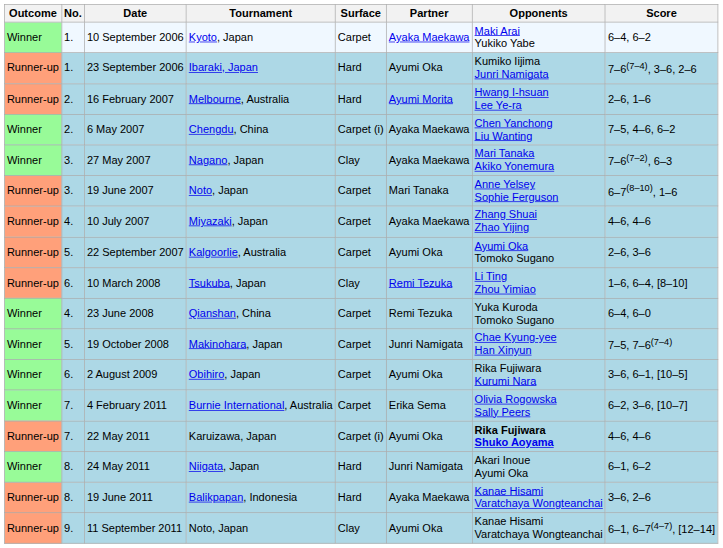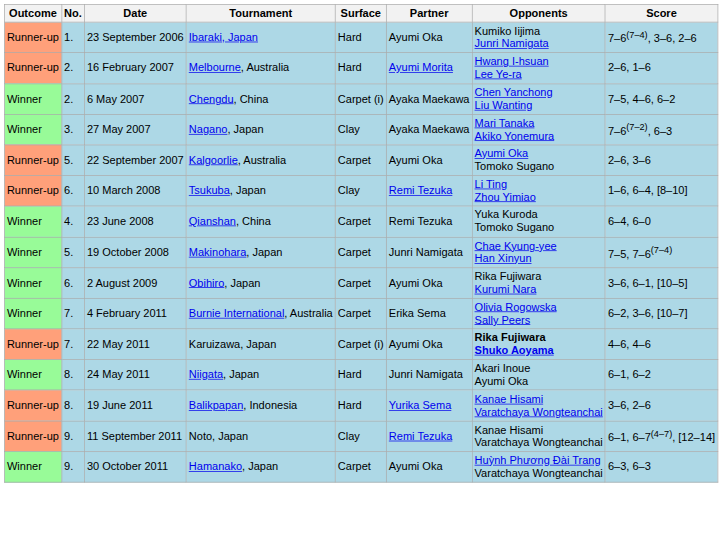- row: (135, 37)
- row: (120, 190)
- row: (118, 221)
(429, 497) Ayaka Maekawa -> (420, 405) Yurika Sema
(416, 527) Ayumi Oka -> (421, 435) Remi Tezuka
+ row: (128, 466)
